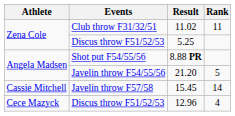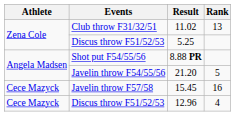(217, 27) 11 -> (217, 27) 13
(37, 88) Cassie Mitchell -> (33, 88) Cece Mazyck
(217, 88) 14 -> (217, 88) 16
